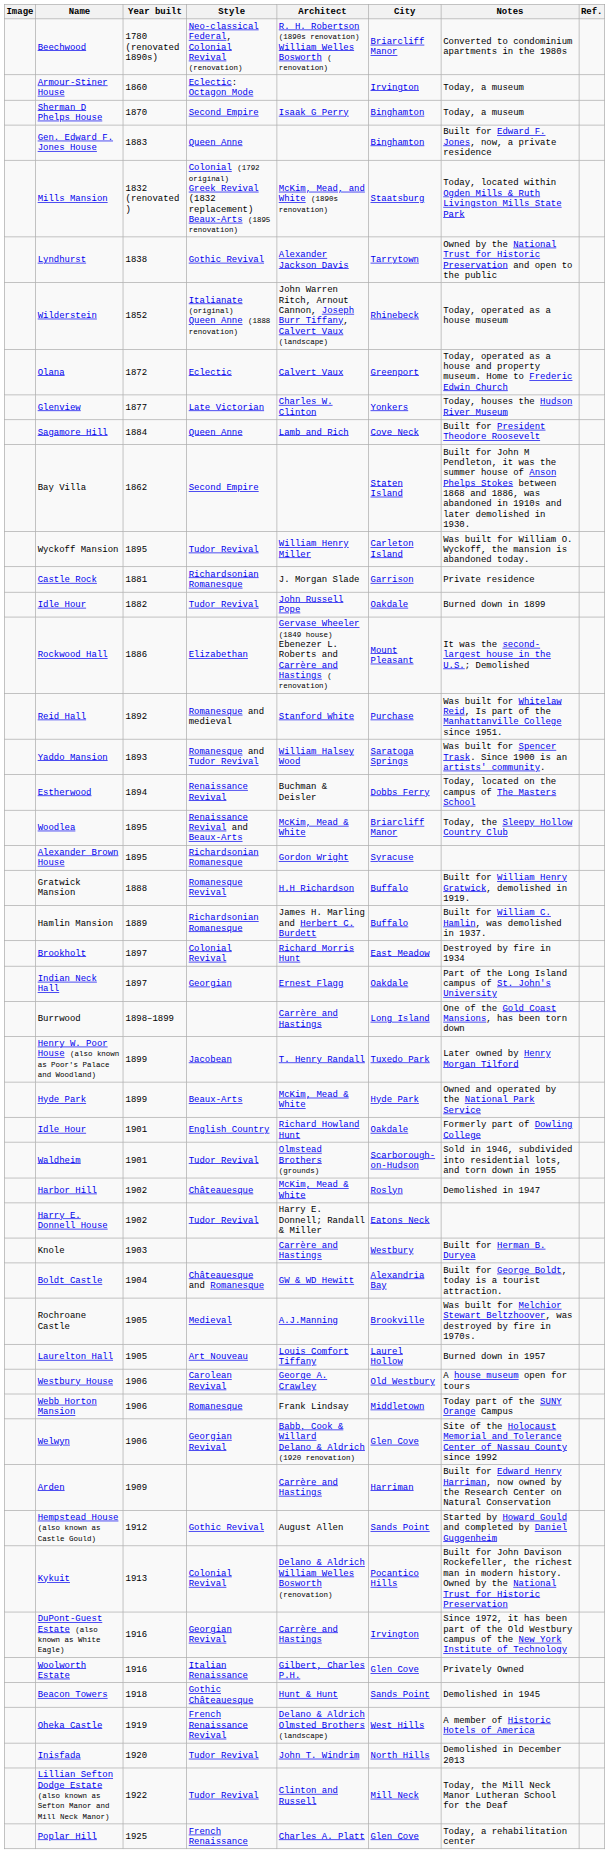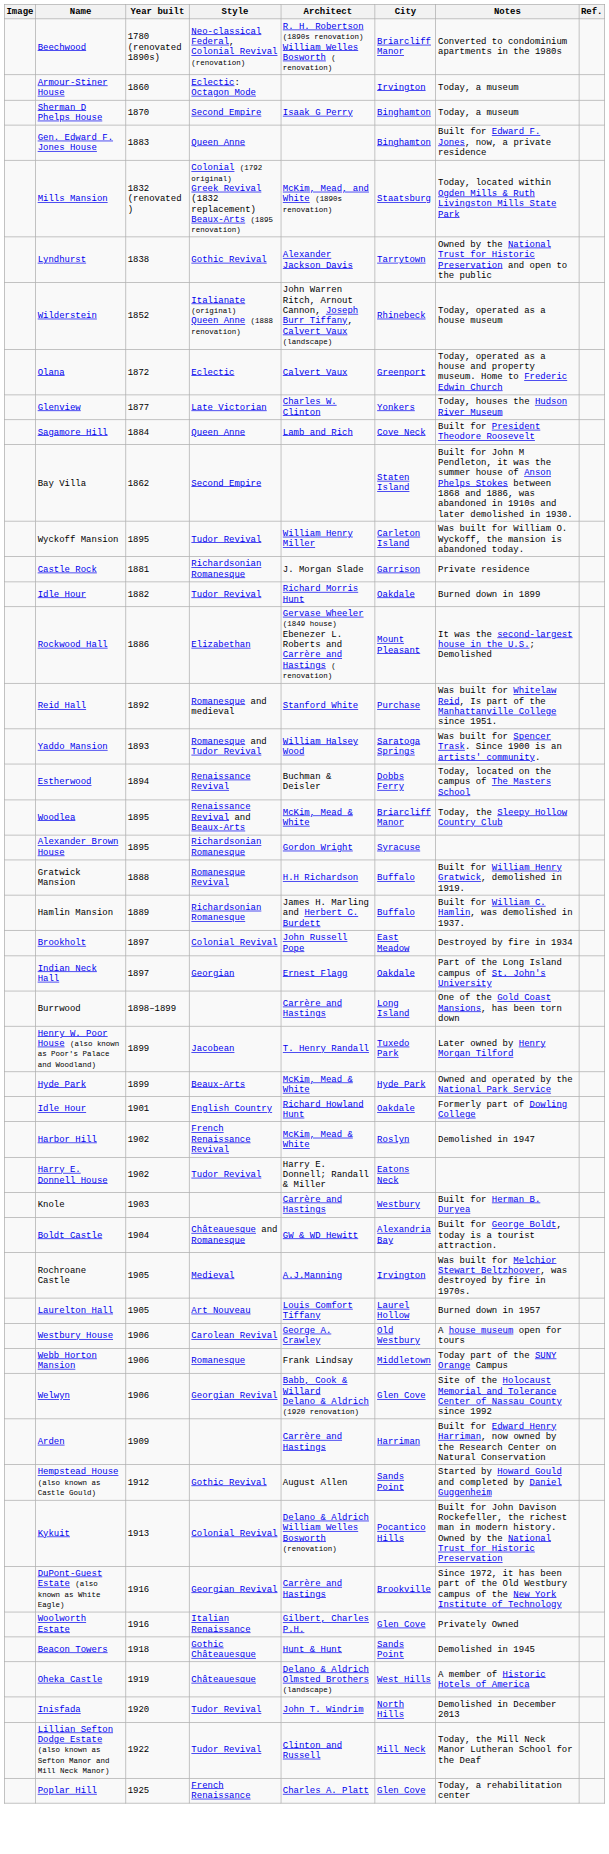(311, 604) John Russell Pope -> (321, 594) Richard Morris Hunt
(316, 953) Richard Morris Hunt -> (315, 943) John Russell Pope
- row: (59, 1160)
(221, 1190) Châteauesque -> (221, 1139) French Renaissance Revival
(397, 1321) Brookville -> (401, 1276) Irvington
(395, 1635) Irvington -> (404, 1589) Brookville
(218, 1725) French Renaissance Revival -> (224, 1680) Châteauesque
